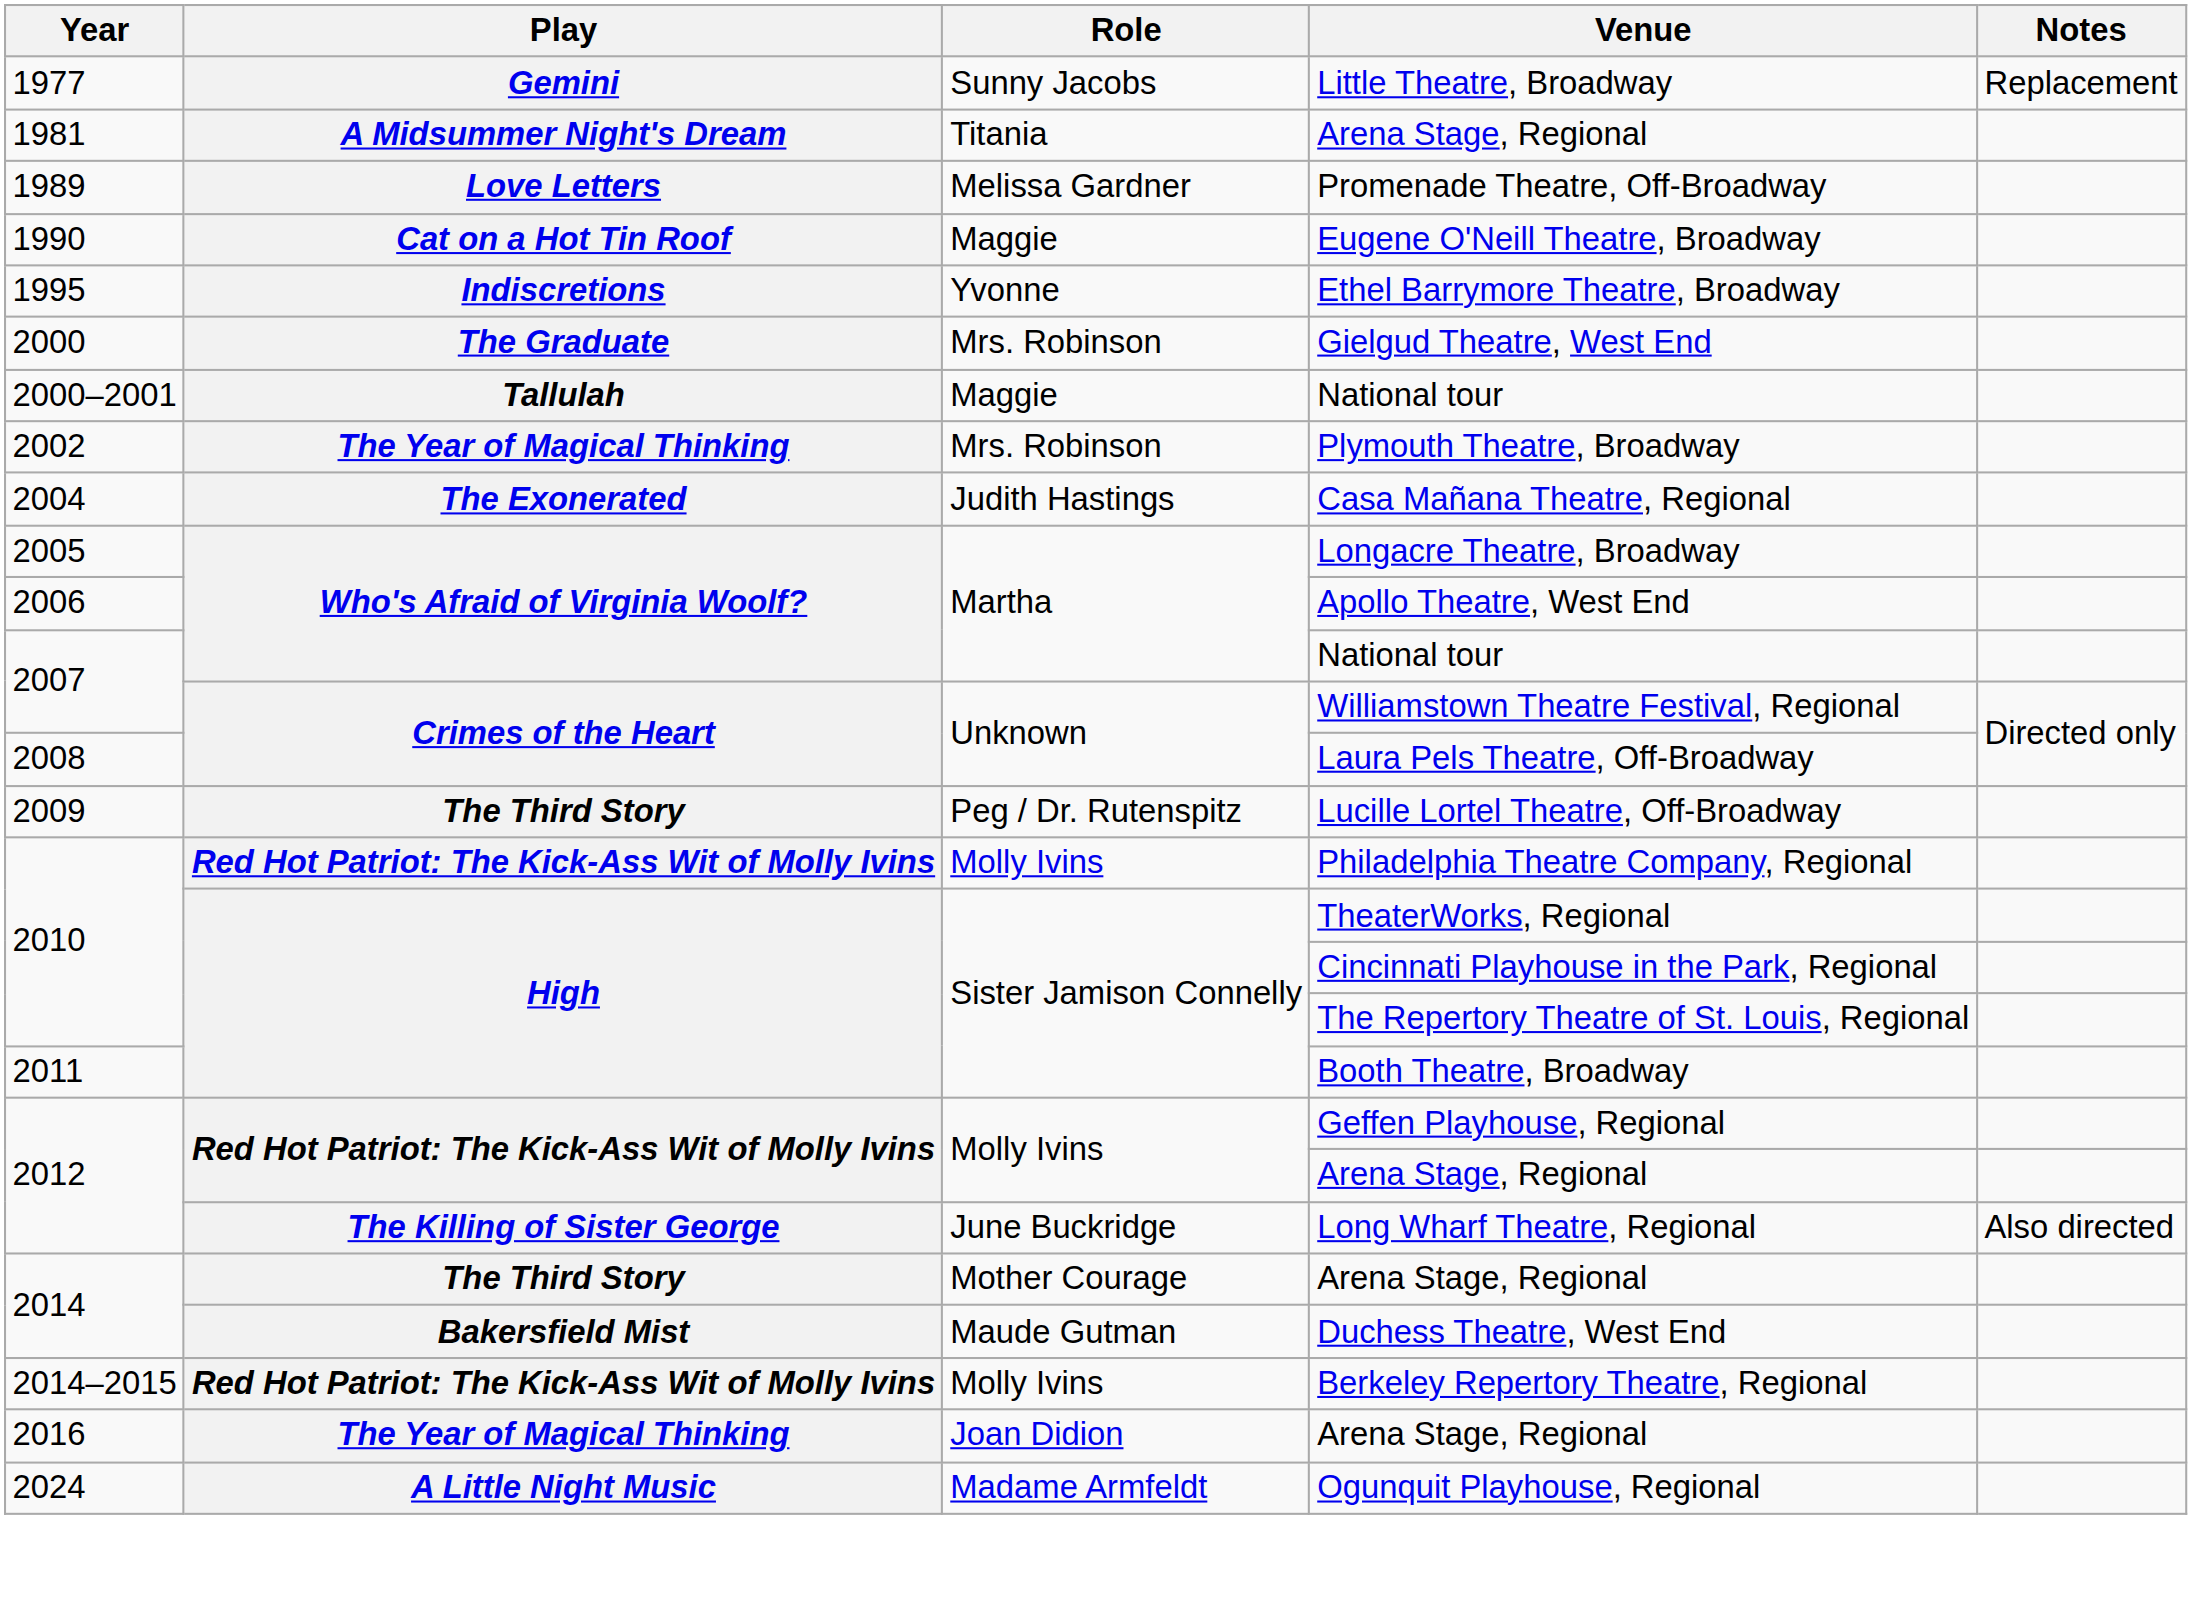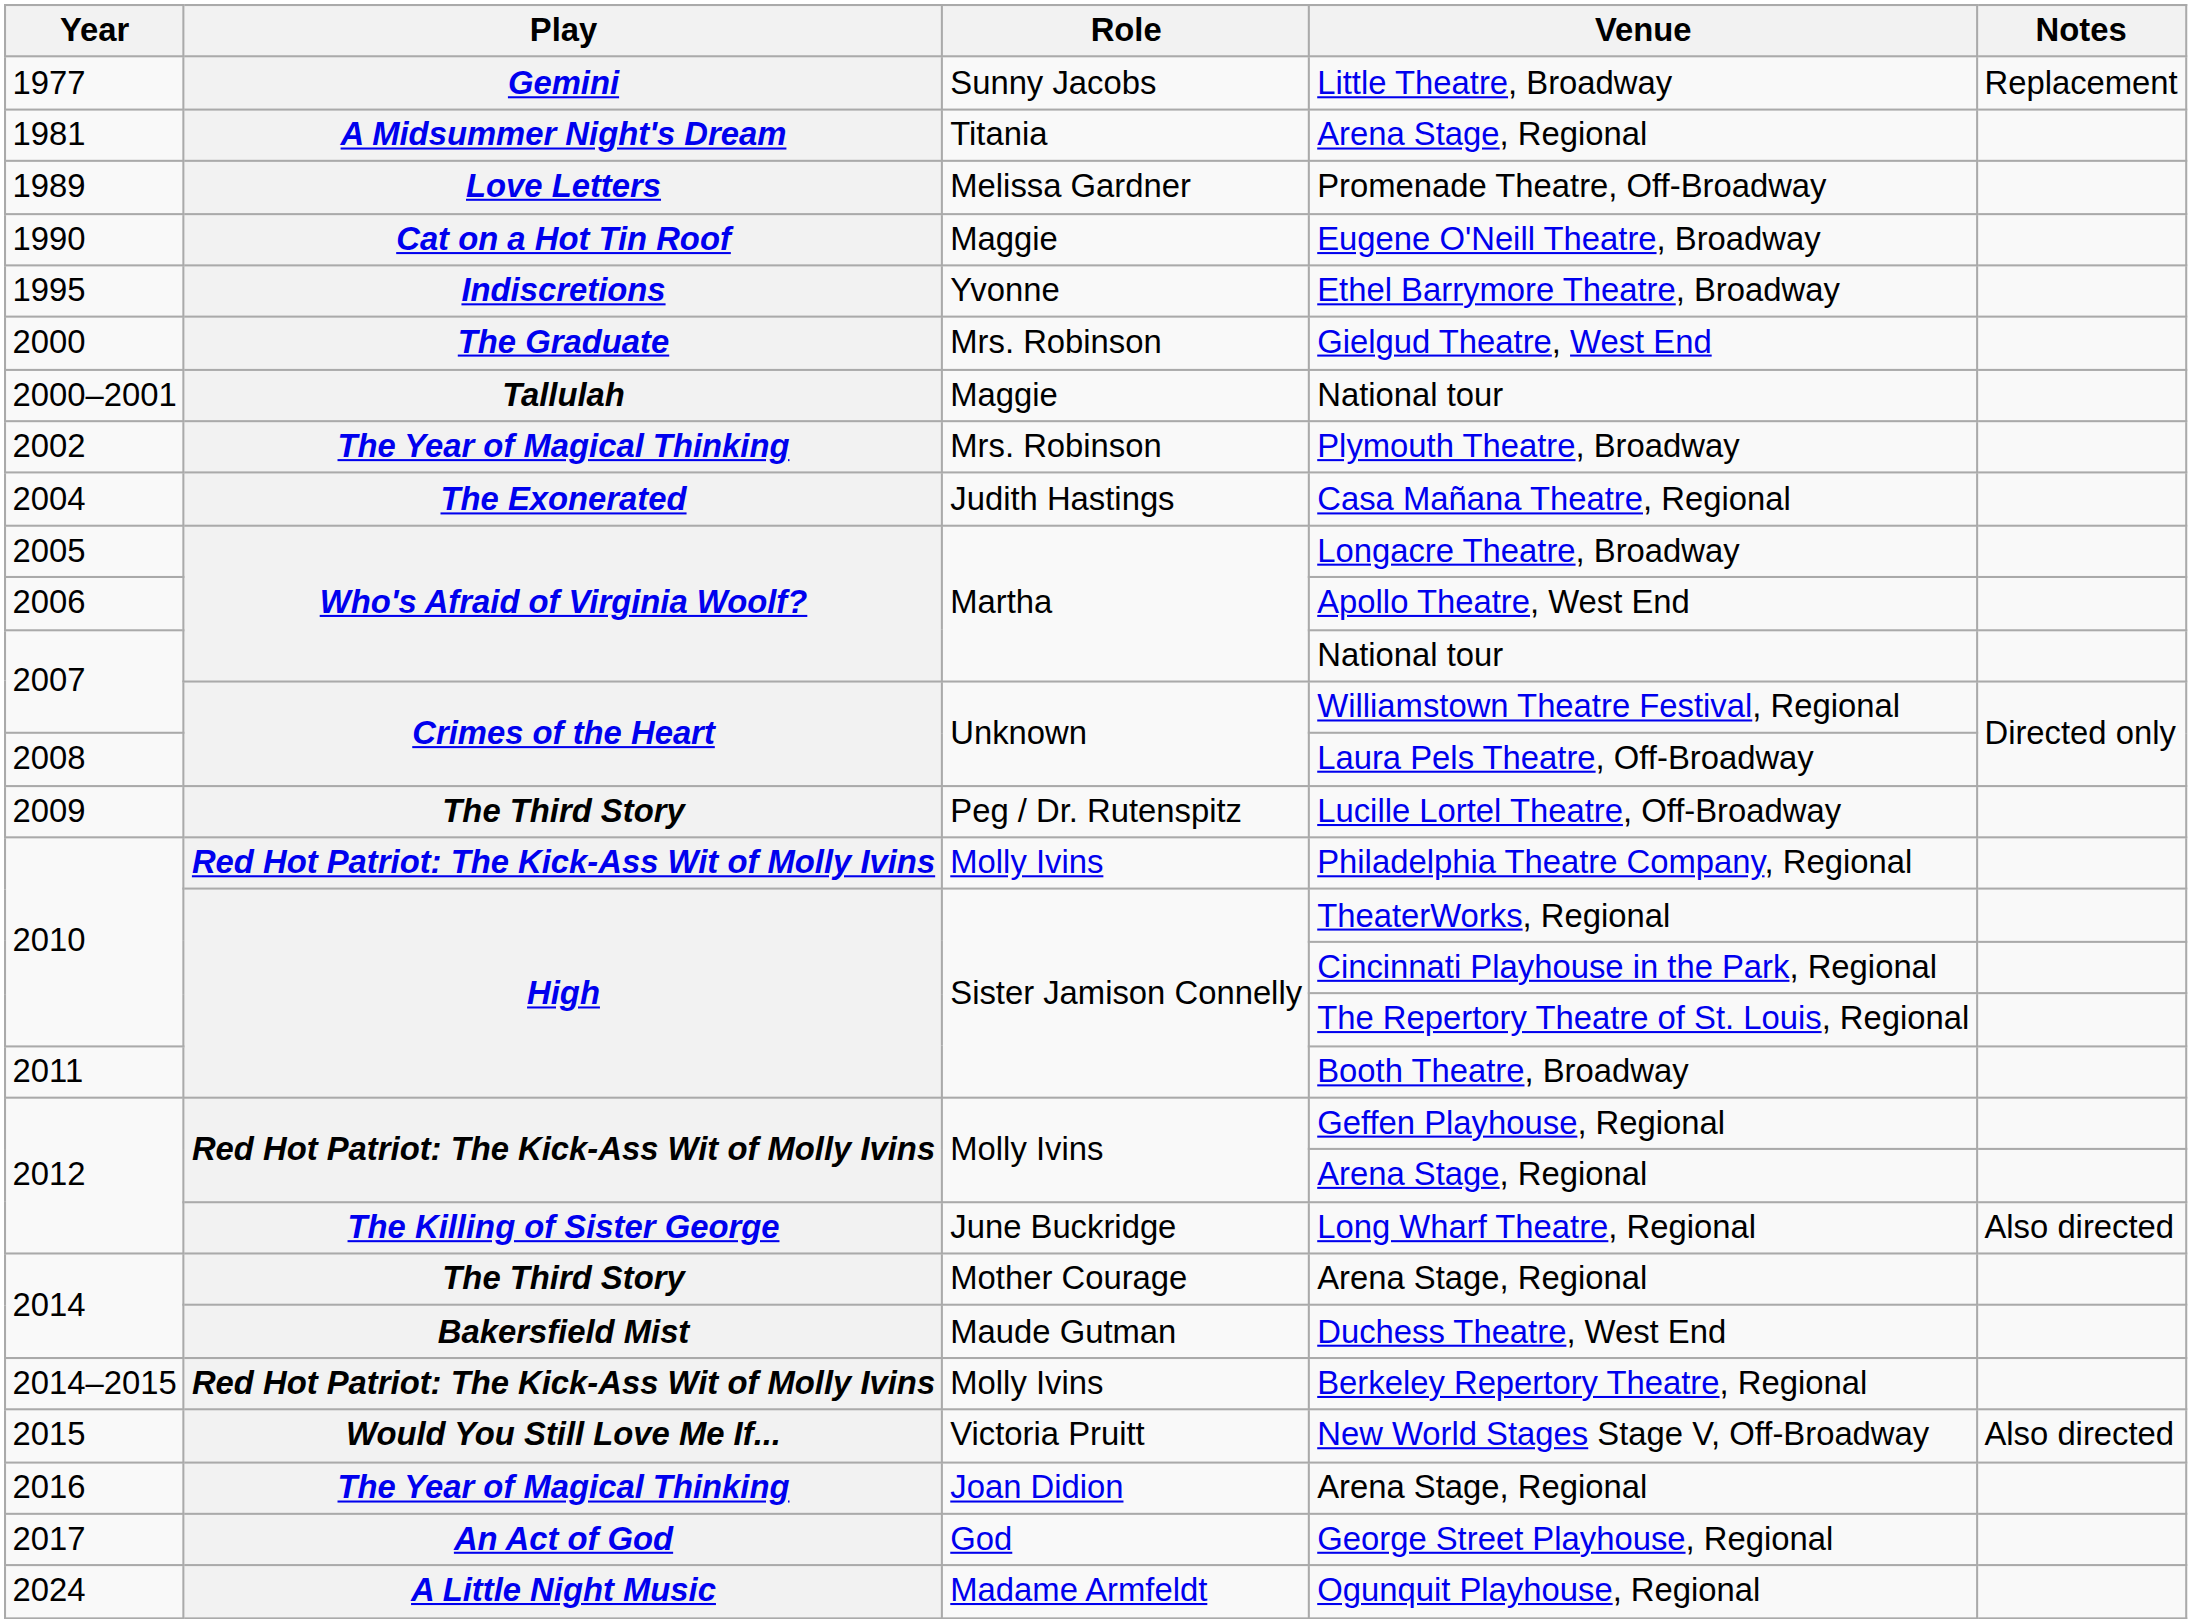+ row: (49, 1435)
+ row: (49, 1539)
